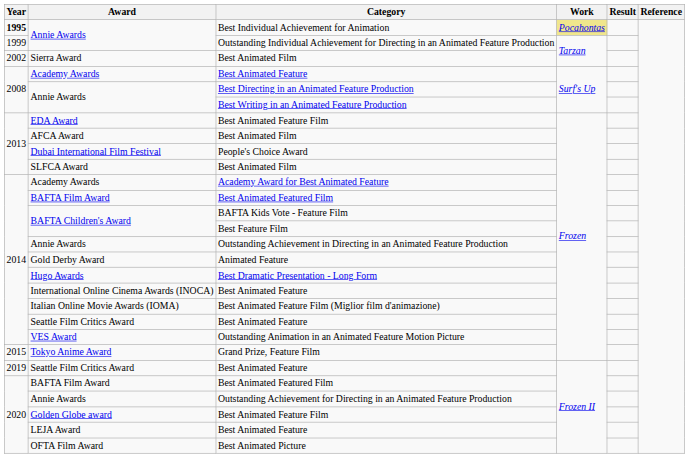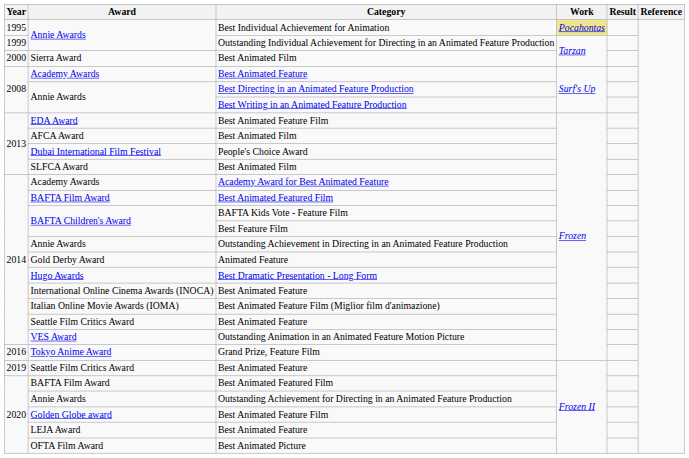(16, 27) bold -> (16, 27) normal
(16, 58) 2002 -> (16, 58) 2000
(16, 352) 2015 -> (16, 352) 2016
